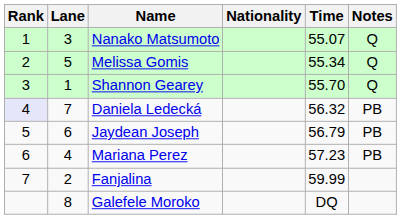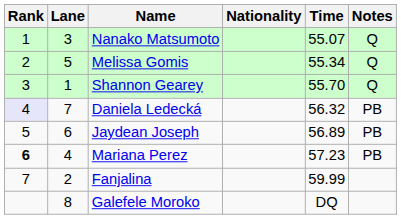(327, 132) 56.79 -> (327, 132) 56.89
(26, 156) normal -> (26, 156) bold
